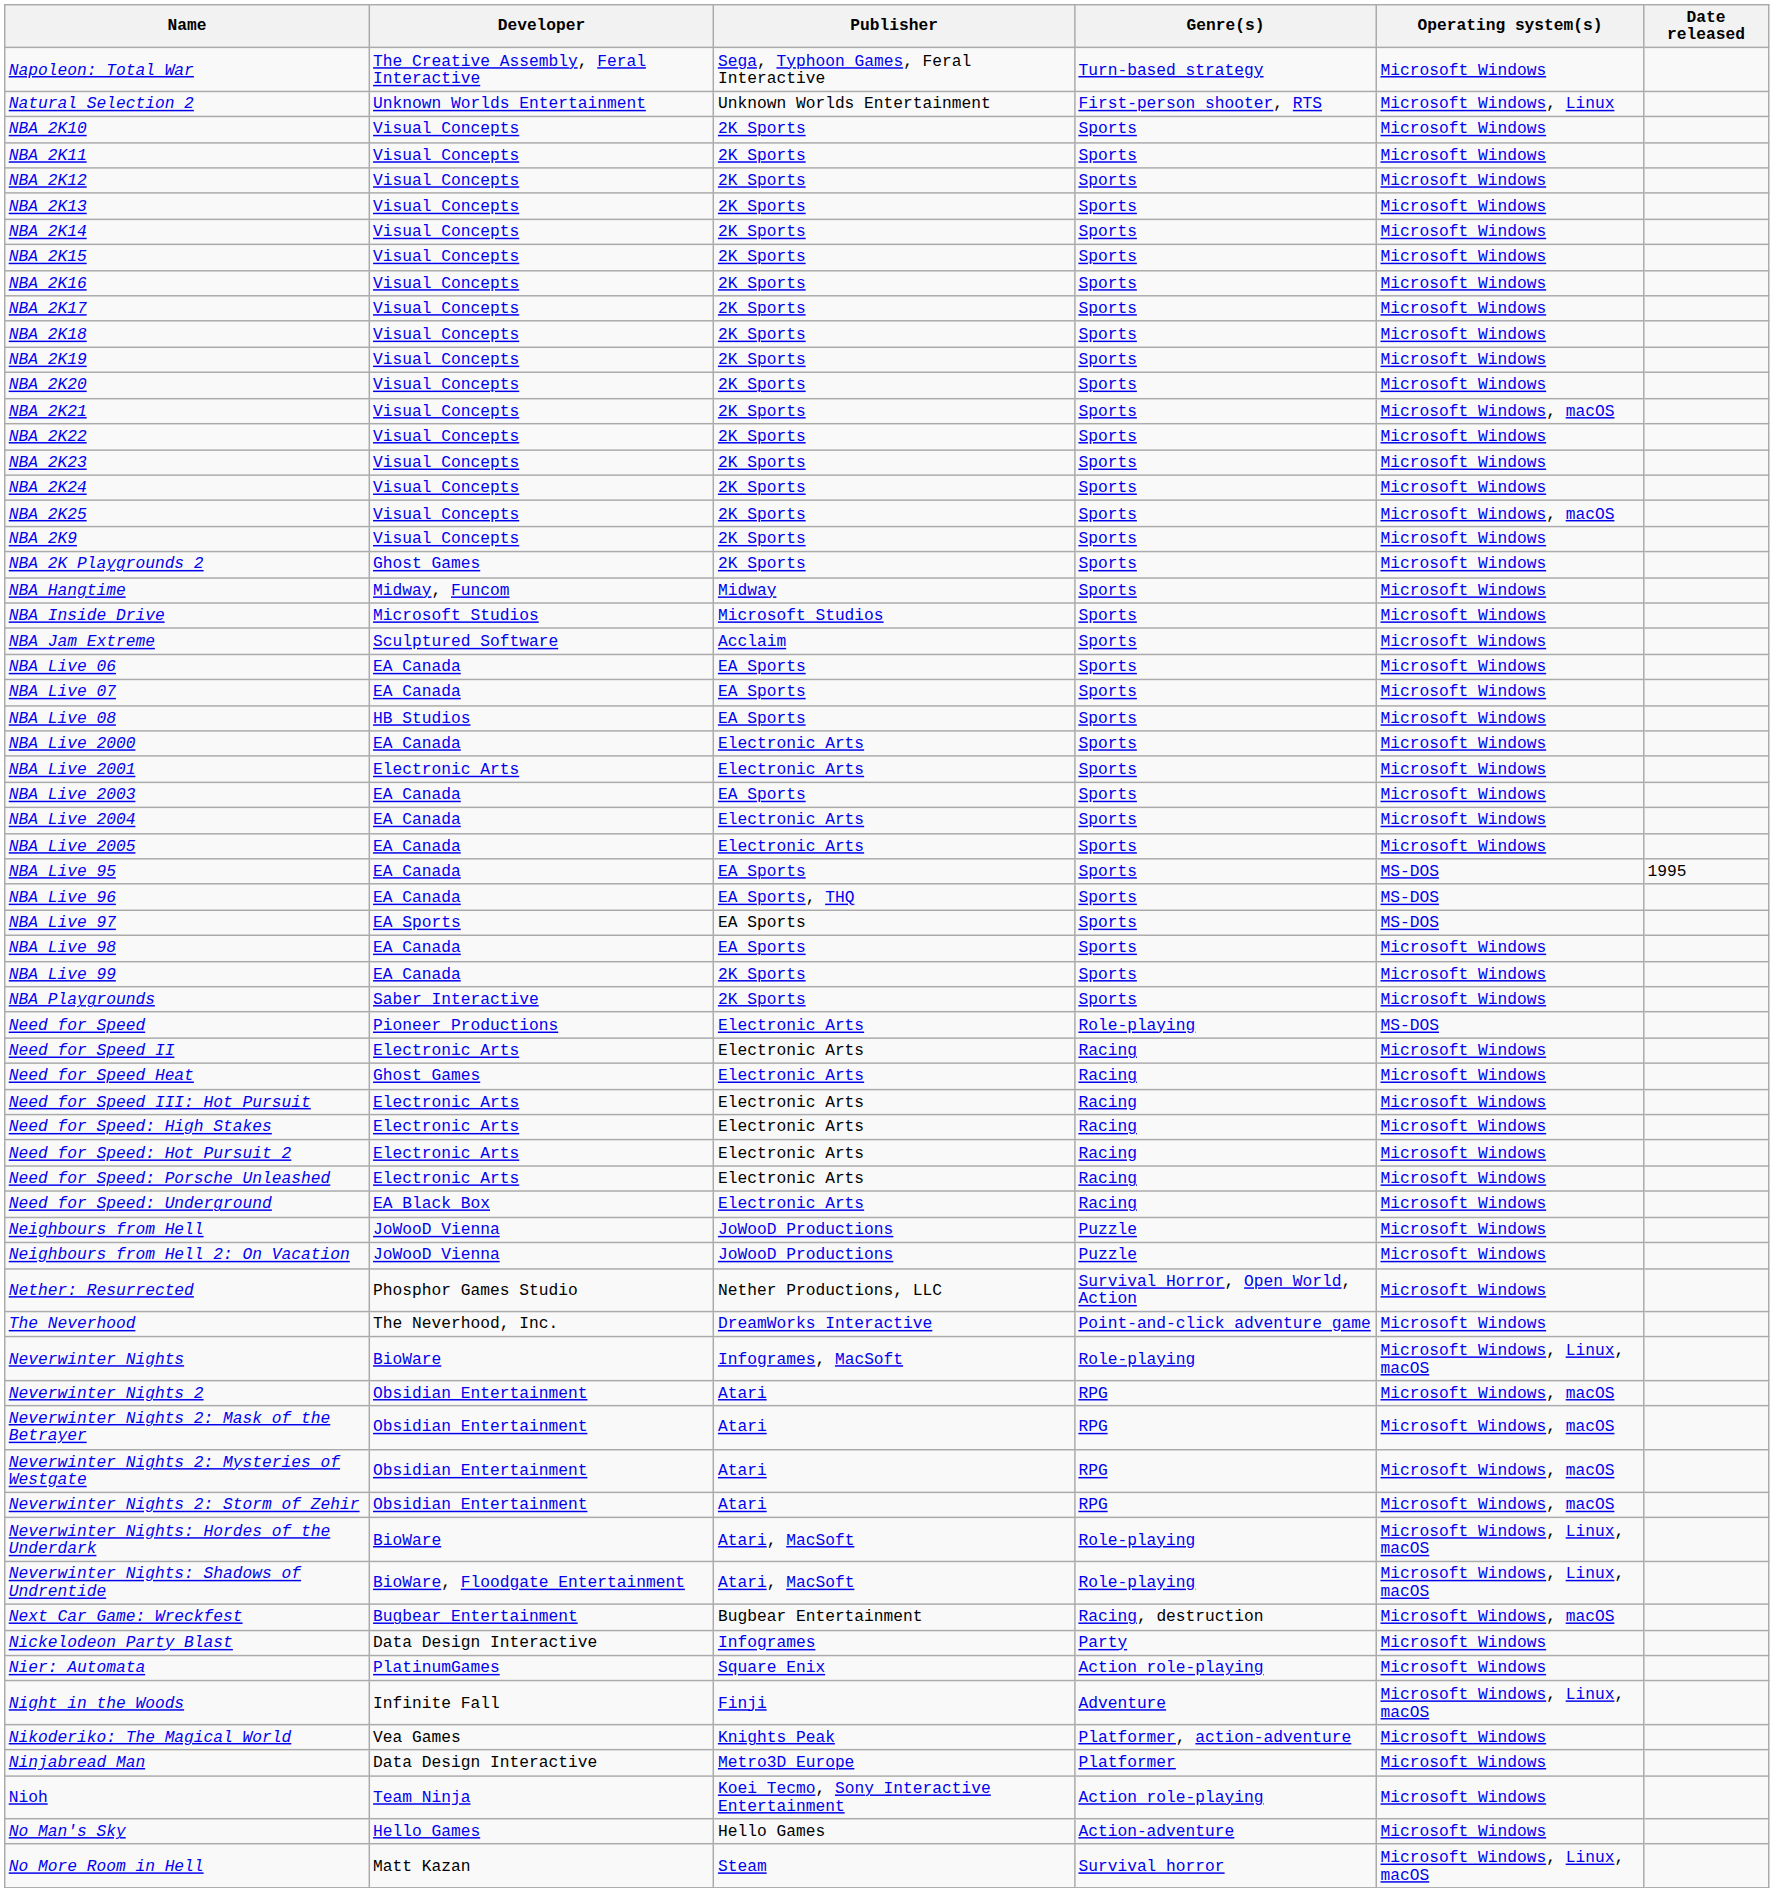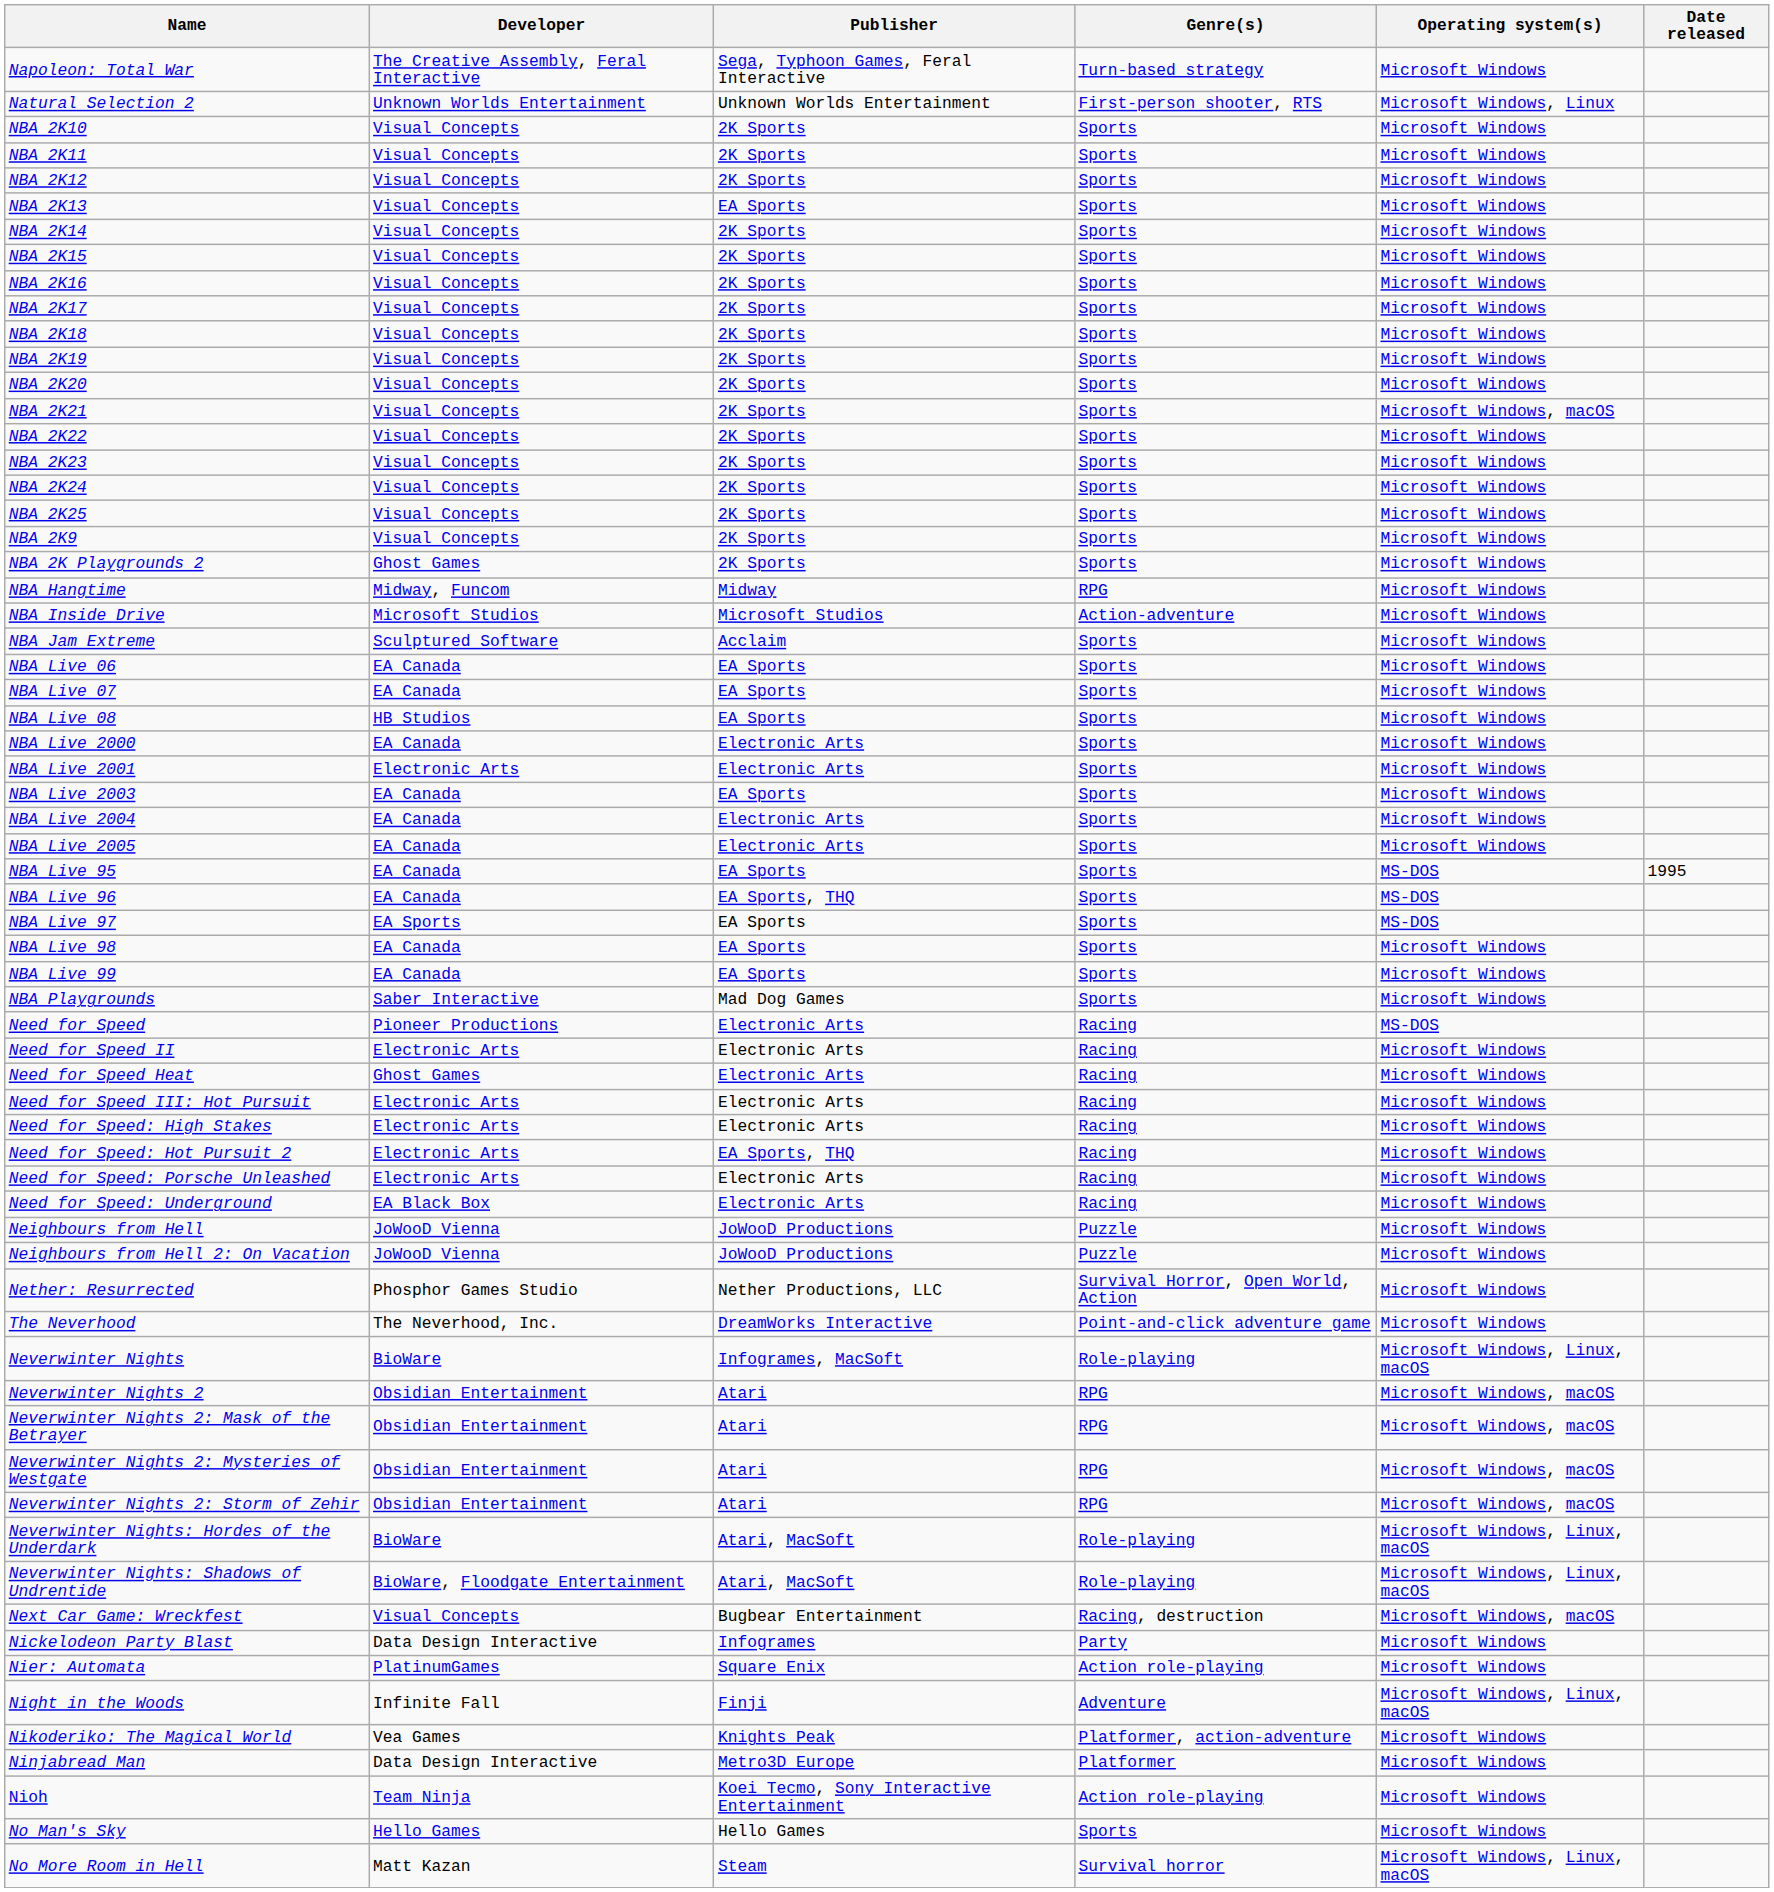(762, 206) 2K Sports -> (762, 206) EA Sports
(1497, 513) Microsoft Windows, macOS -> (1463, 513) Microsoft Windows
(1108, 590) Sports -> (1093, 590) RPG
(1108, 616) Sports -> (1156, 616) Action-adventure
(762, 974) 2K Sports -> (762, 974) EA Sports
(762, 1000) 2K Sports -> (781, 1000) Mad Dog Games
(1137, 1025) Role-playing -> (1108, 1025) Racing
(791, 1153) Electronic Arts -> (786, 1153) EA Sports, THQ
(475, 1617) Bugbear Entertainment -> (446, 1617) Visual Concepts
(1156, 1832) Action-adventure -> (1108, 1832) Sports
